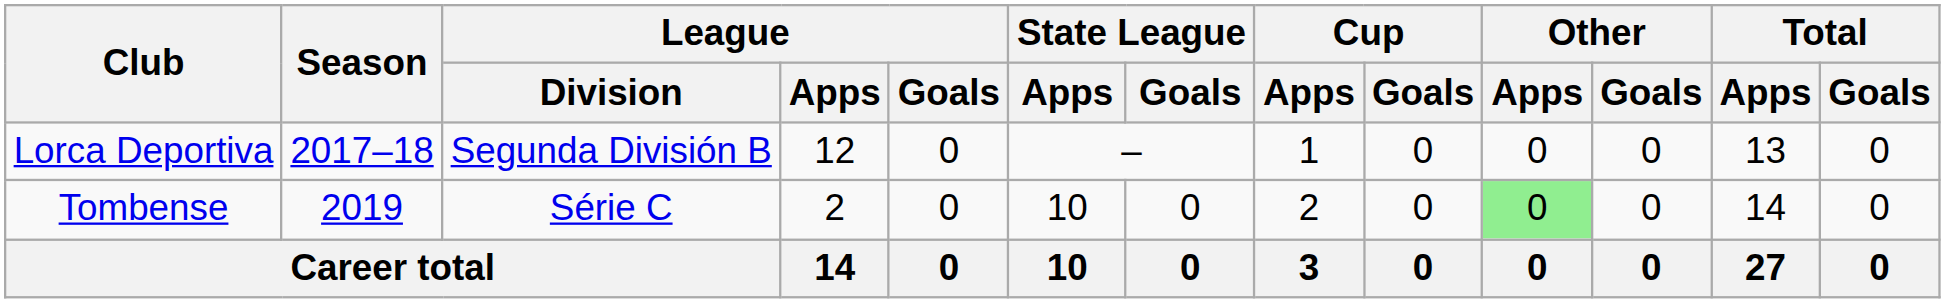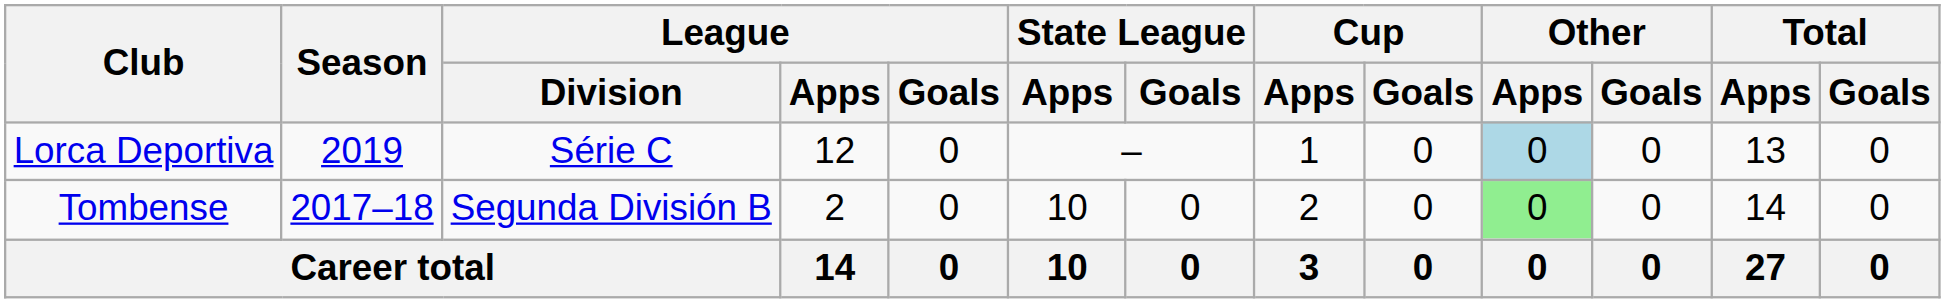(362, 150) 2017–18 -> (362, 150) 2019
(611, 150) Segunda División B -> (611, 150) Série C
(1537, 150) no background -> (1537, 150) lightblue background
(362, 208) 2019 -> (362, 208) 2017–18
(611, 208) Série C -> (611, 208) Segunda División B
